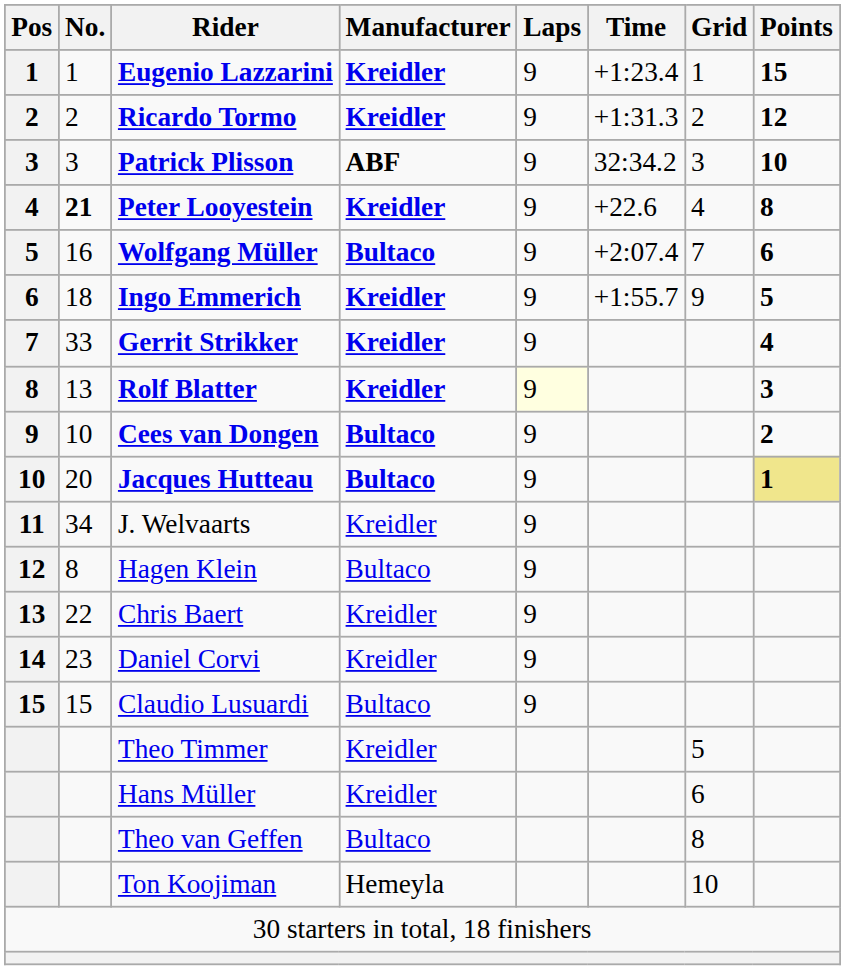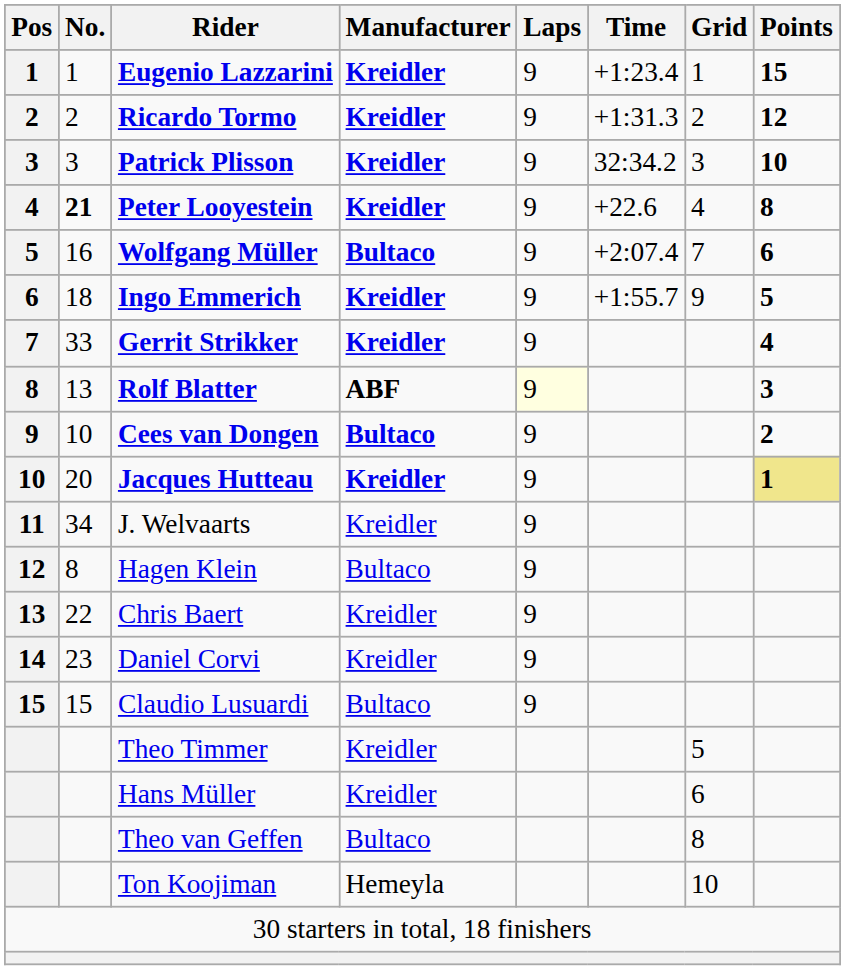(373, 162) ABF -> (395, 162) Kreidler
(395, 388) Kreidler -> (373, 388) ABF
(390, 478) Bultaco -> (395, 478) Kreidler
